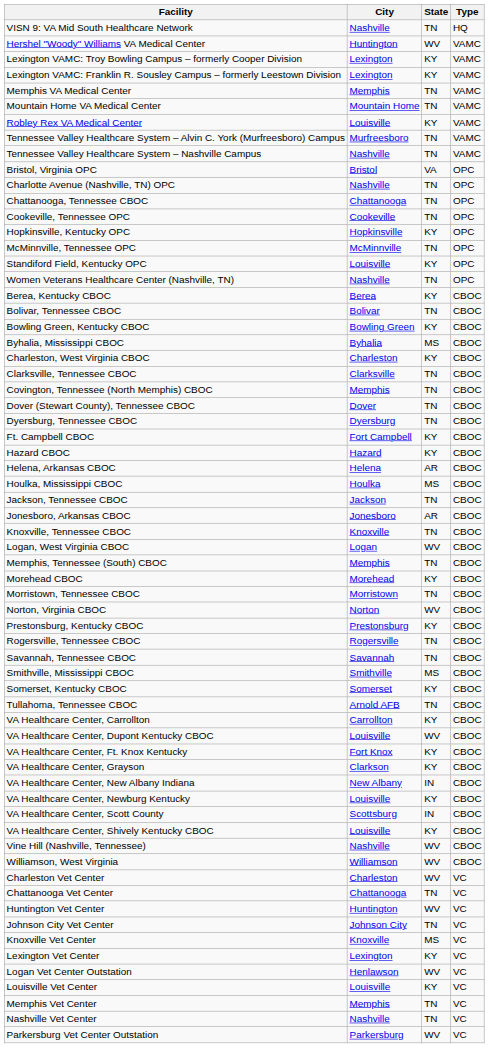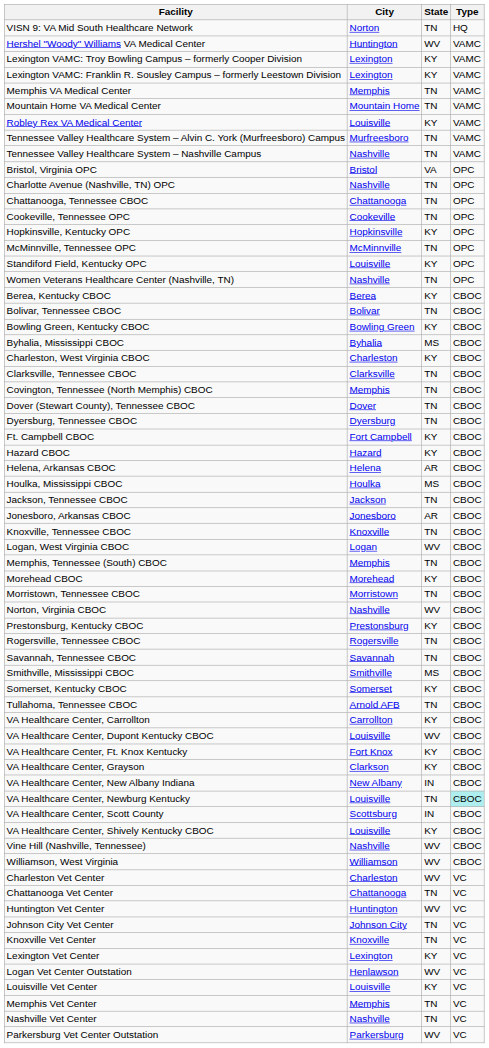(370, 28) Nashville -> (364, 28) Norton
(364, 610) Norton -> (370, 610) Nashville
(431, 798) KY -> (431, 798) TN
(467, 798) no background -> (467, 798) paleturquoise background
(432, 940) MS -> (431, 940) TN
